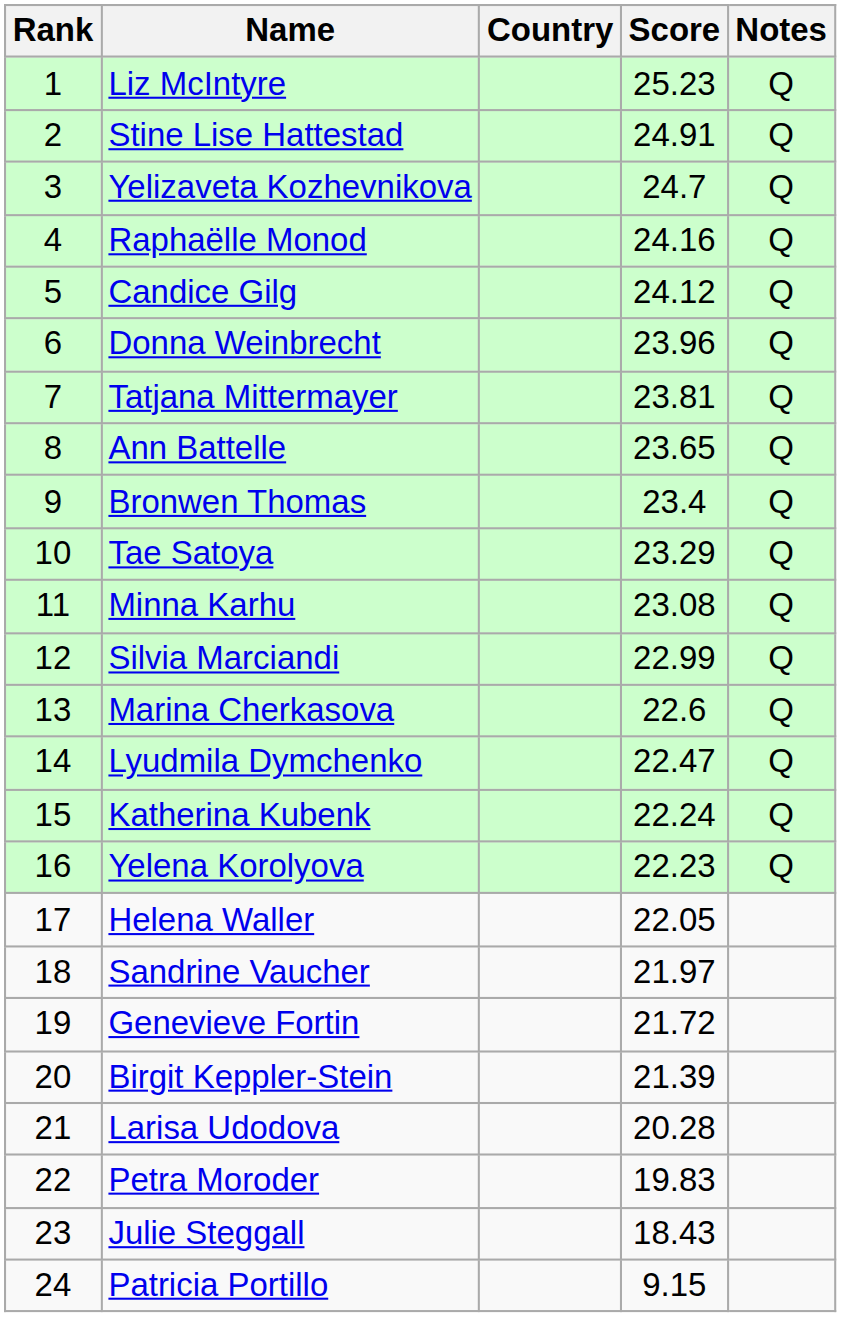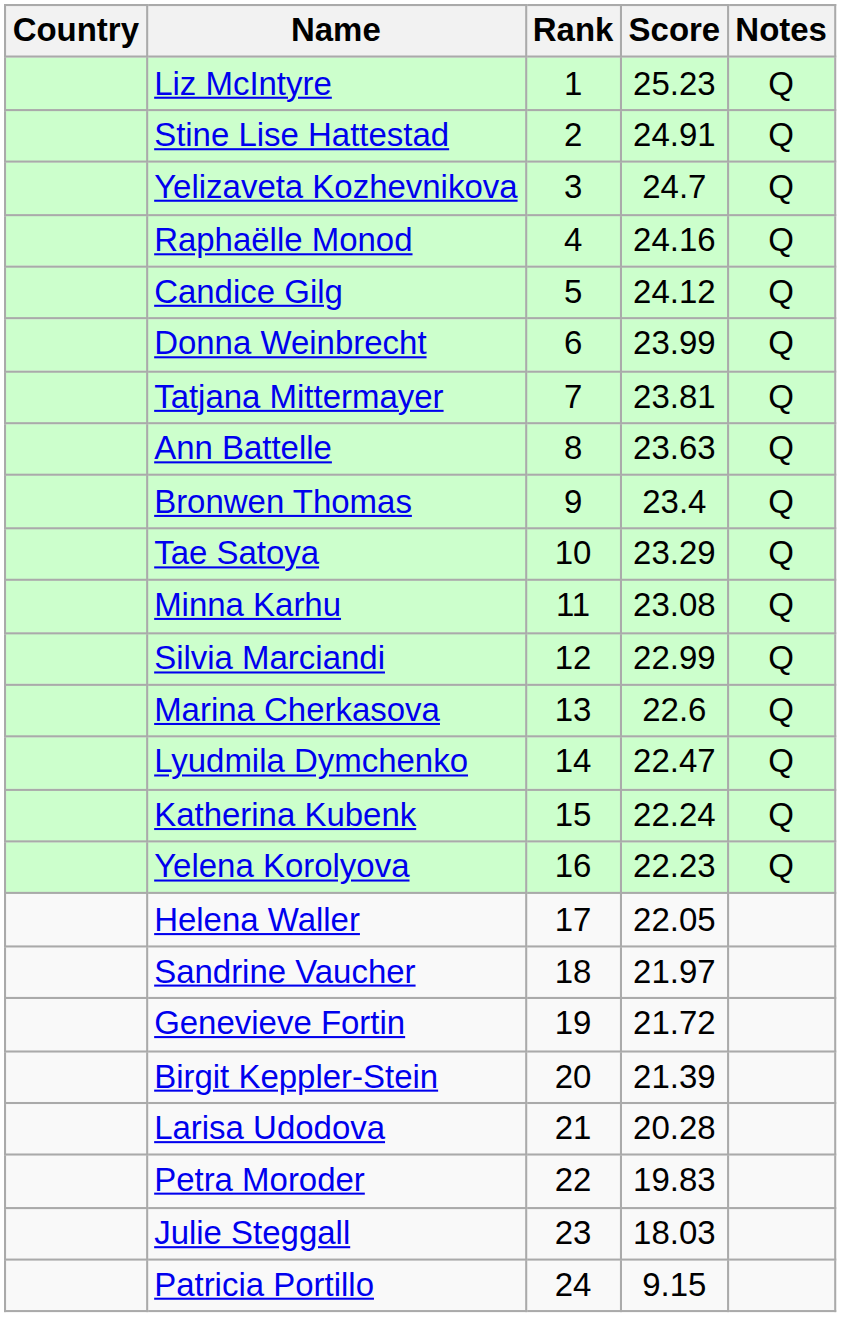columns swapped: (53, 30) <-> (550, 30)
(674, 344) 23.96 -> (674, 344) 23.99
(674, 448) 23.65 -> (674, 448) 23.63
(674, 1232) 18.43 -> (674, 1232) 18.03
